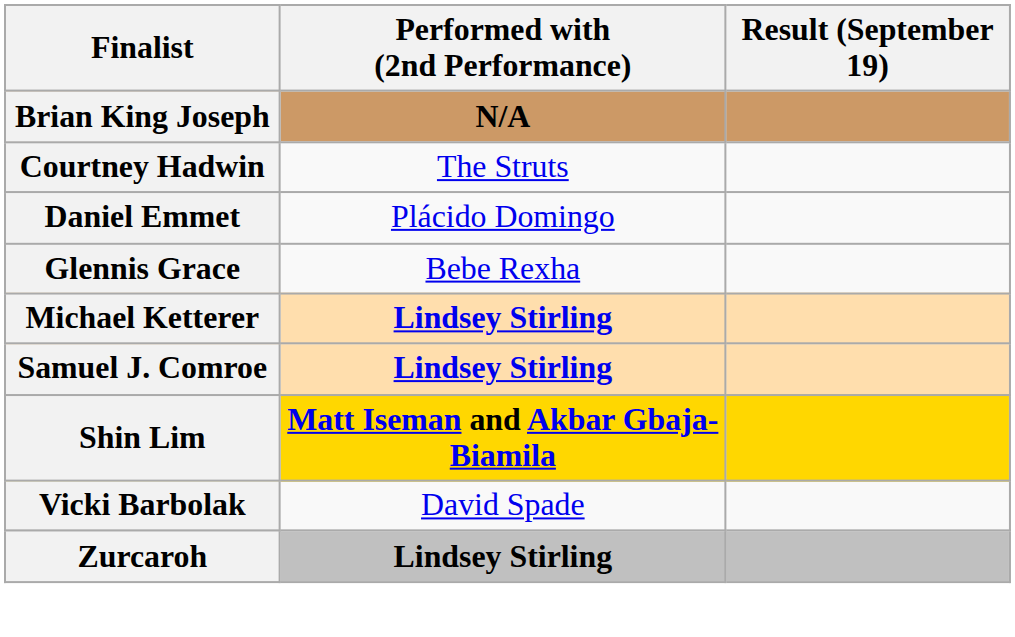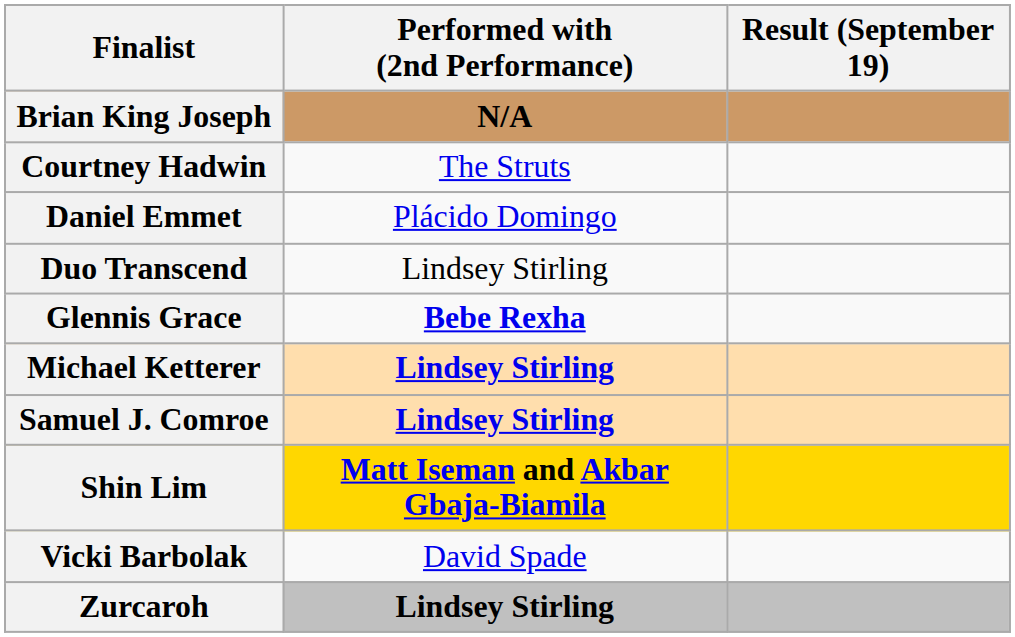+ row: (144, 267)
(503, 267) normal -> (505, 318) bold
